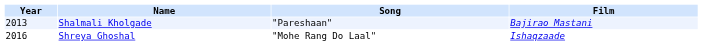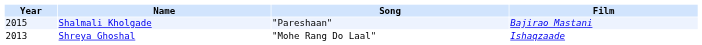(16, 23) 2013 -> (16, 23) 2015
(16, 36) 2016 -> (16, 36) 2013
